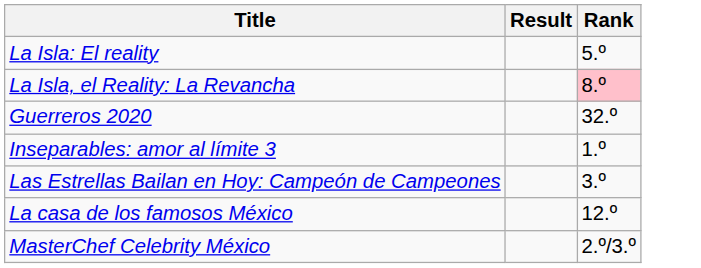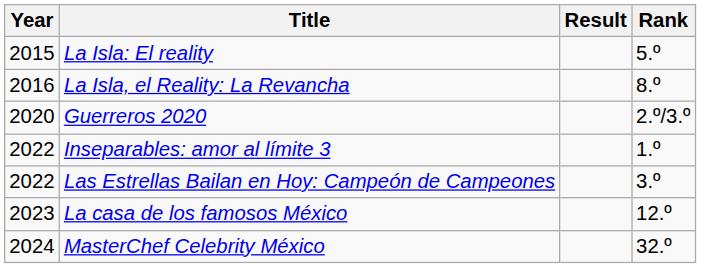+ column: (32, 20)
(594, 85) pink background -> (648, 85) no background
(599, 117) 32.º -> (663, 117) 2.º/3.º
(609, 246) 2.º/3.º -> (654, 246) 32.º
